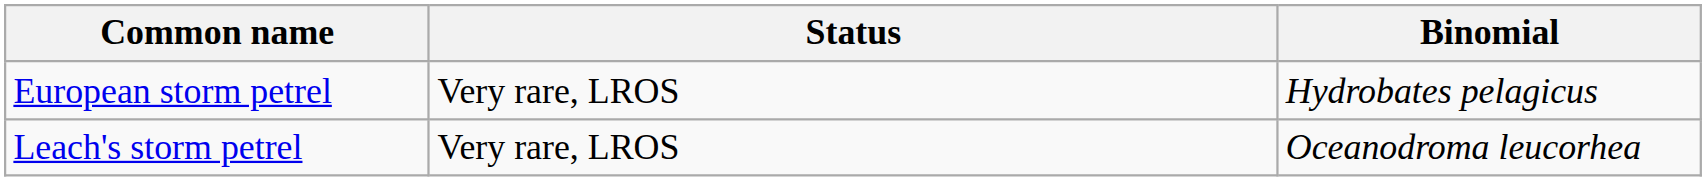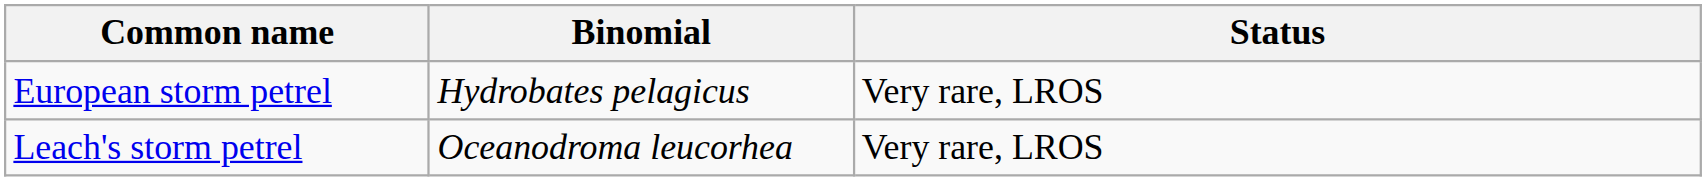columns swapped: (1490, 32) <-> (853, 32)
